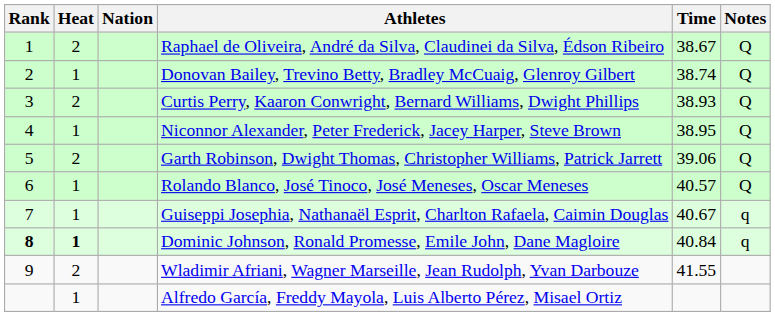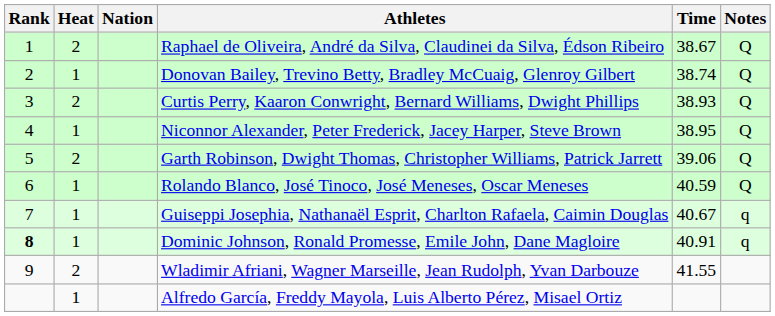(696, 185) 40.57 -> (696, 185) 40.59
(76, 241) bold -> (76, 241) normal
(696, 241) 40.84 -> (696, 241) 40.91
